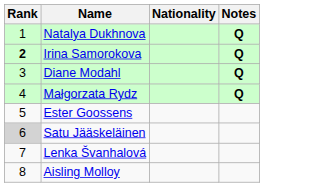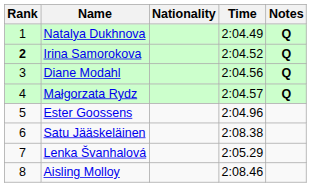+ column: (242, 14)
(23, 133) lightgrey background -> (23, 133) no background
